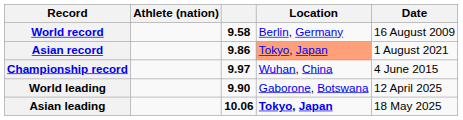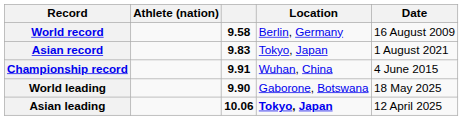(239, 50) 9.86 -> (239, 50) 9.83
(293, 50) lightsalmon background -> (293, 50) no background
(239, 69) 9.97 -> (239, 69) 9.91
(408, 87) 12 April 2025 -> (408, 87) 18 May 2025
(408, 106) 18 May 2025 -> (408, 106) 12 April 2025
